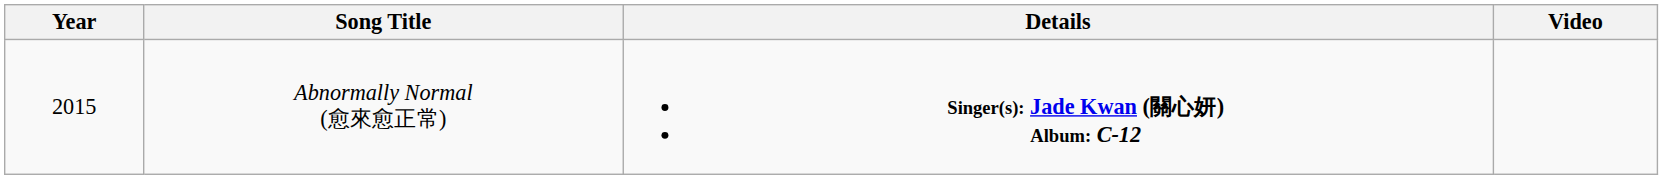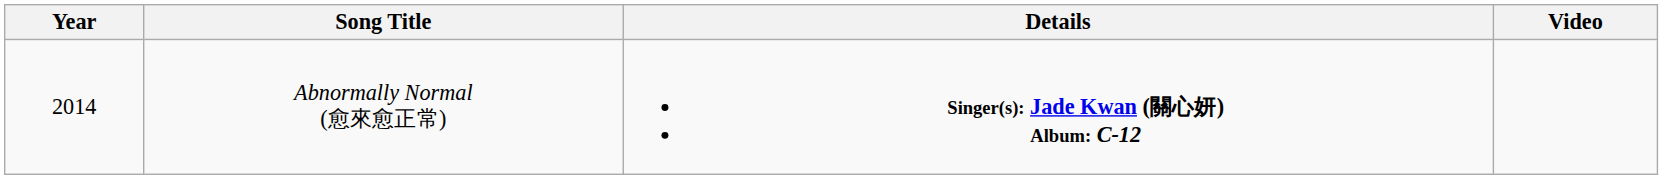(74, 106) 2015 -> (74, 106) 2014
